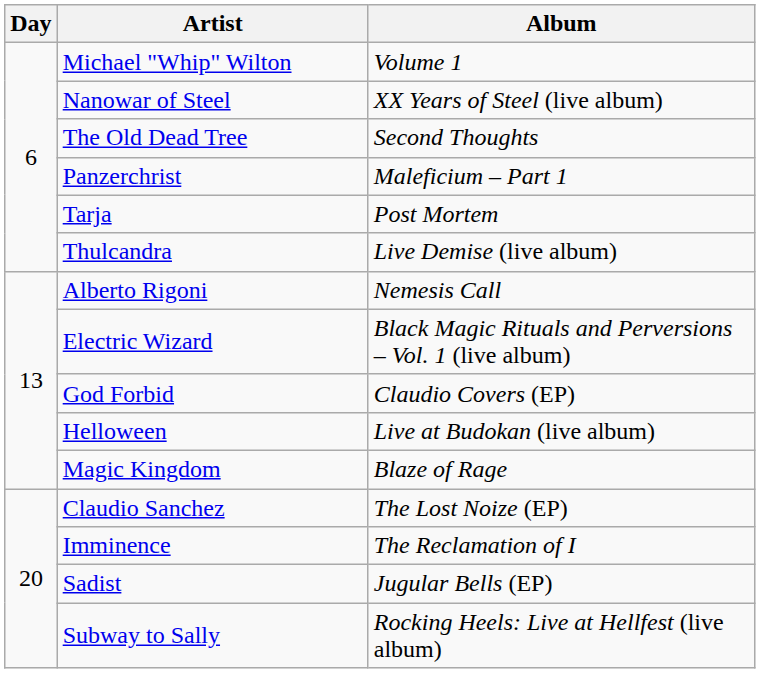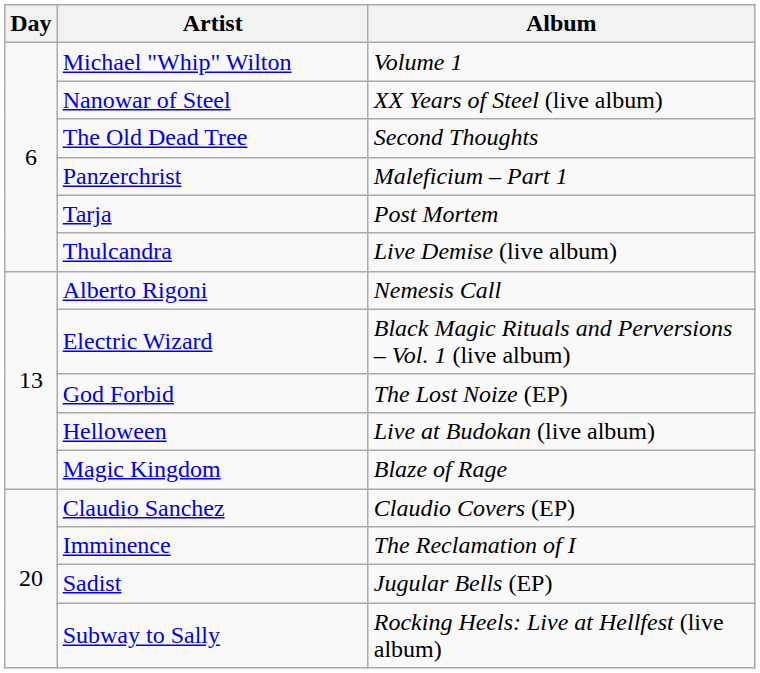(474, 393) Claudio Covers (EP) -> (471, 393) The Lost Noize (EP)
(471, 507) The Lost Noize (EP) -> (474, 507) Claudio Covers (EP)
